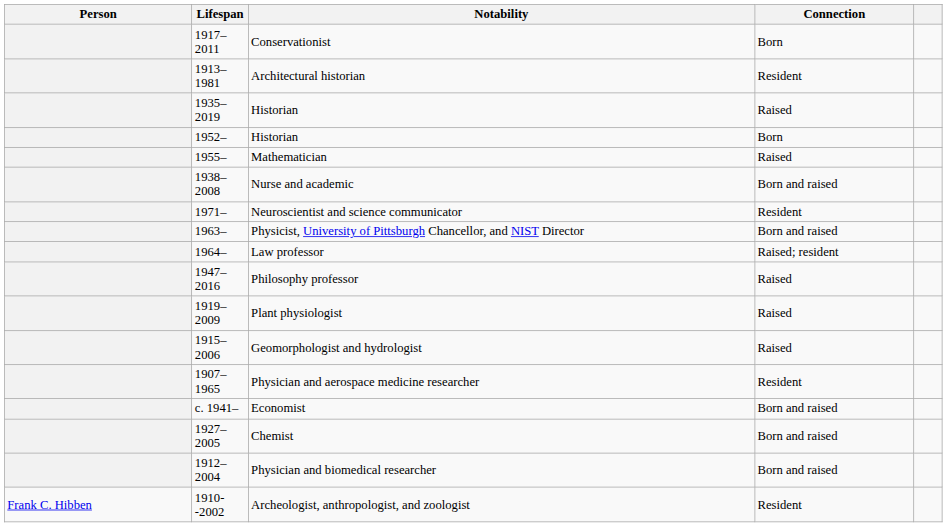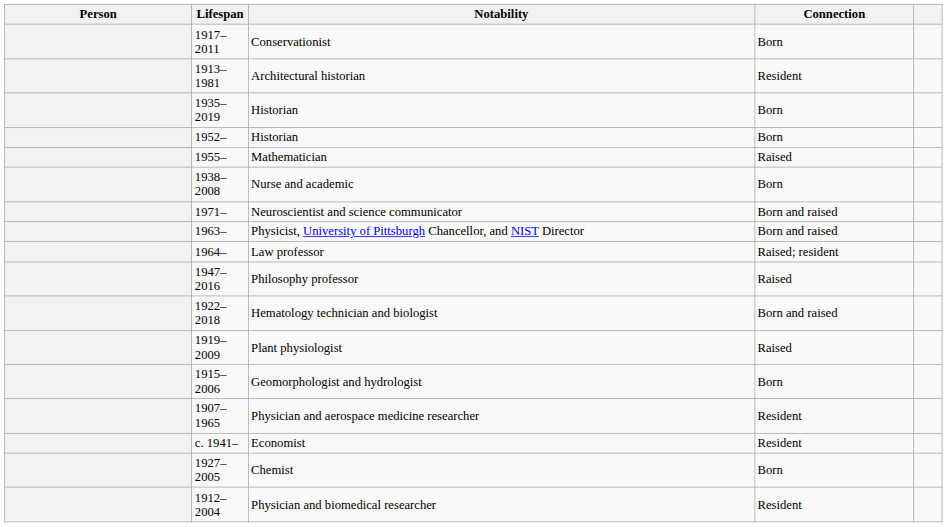(775, 110) Raised -> (770, 110) Born
(798, 184) Born and raised -> (770, 184) Born
(780, 211) Resident -> (798, 211) Born and raised
+ row: (211, 313)
(775, 347) Raised -> (770, 381) Born
(798, 408) Born and raised -> (780, 443) Resident
(798, 436) Born and raised -> (770, 470) Born
(798, 470) Born and raised -> (780, 504) Resident
- row: (210, 504)
